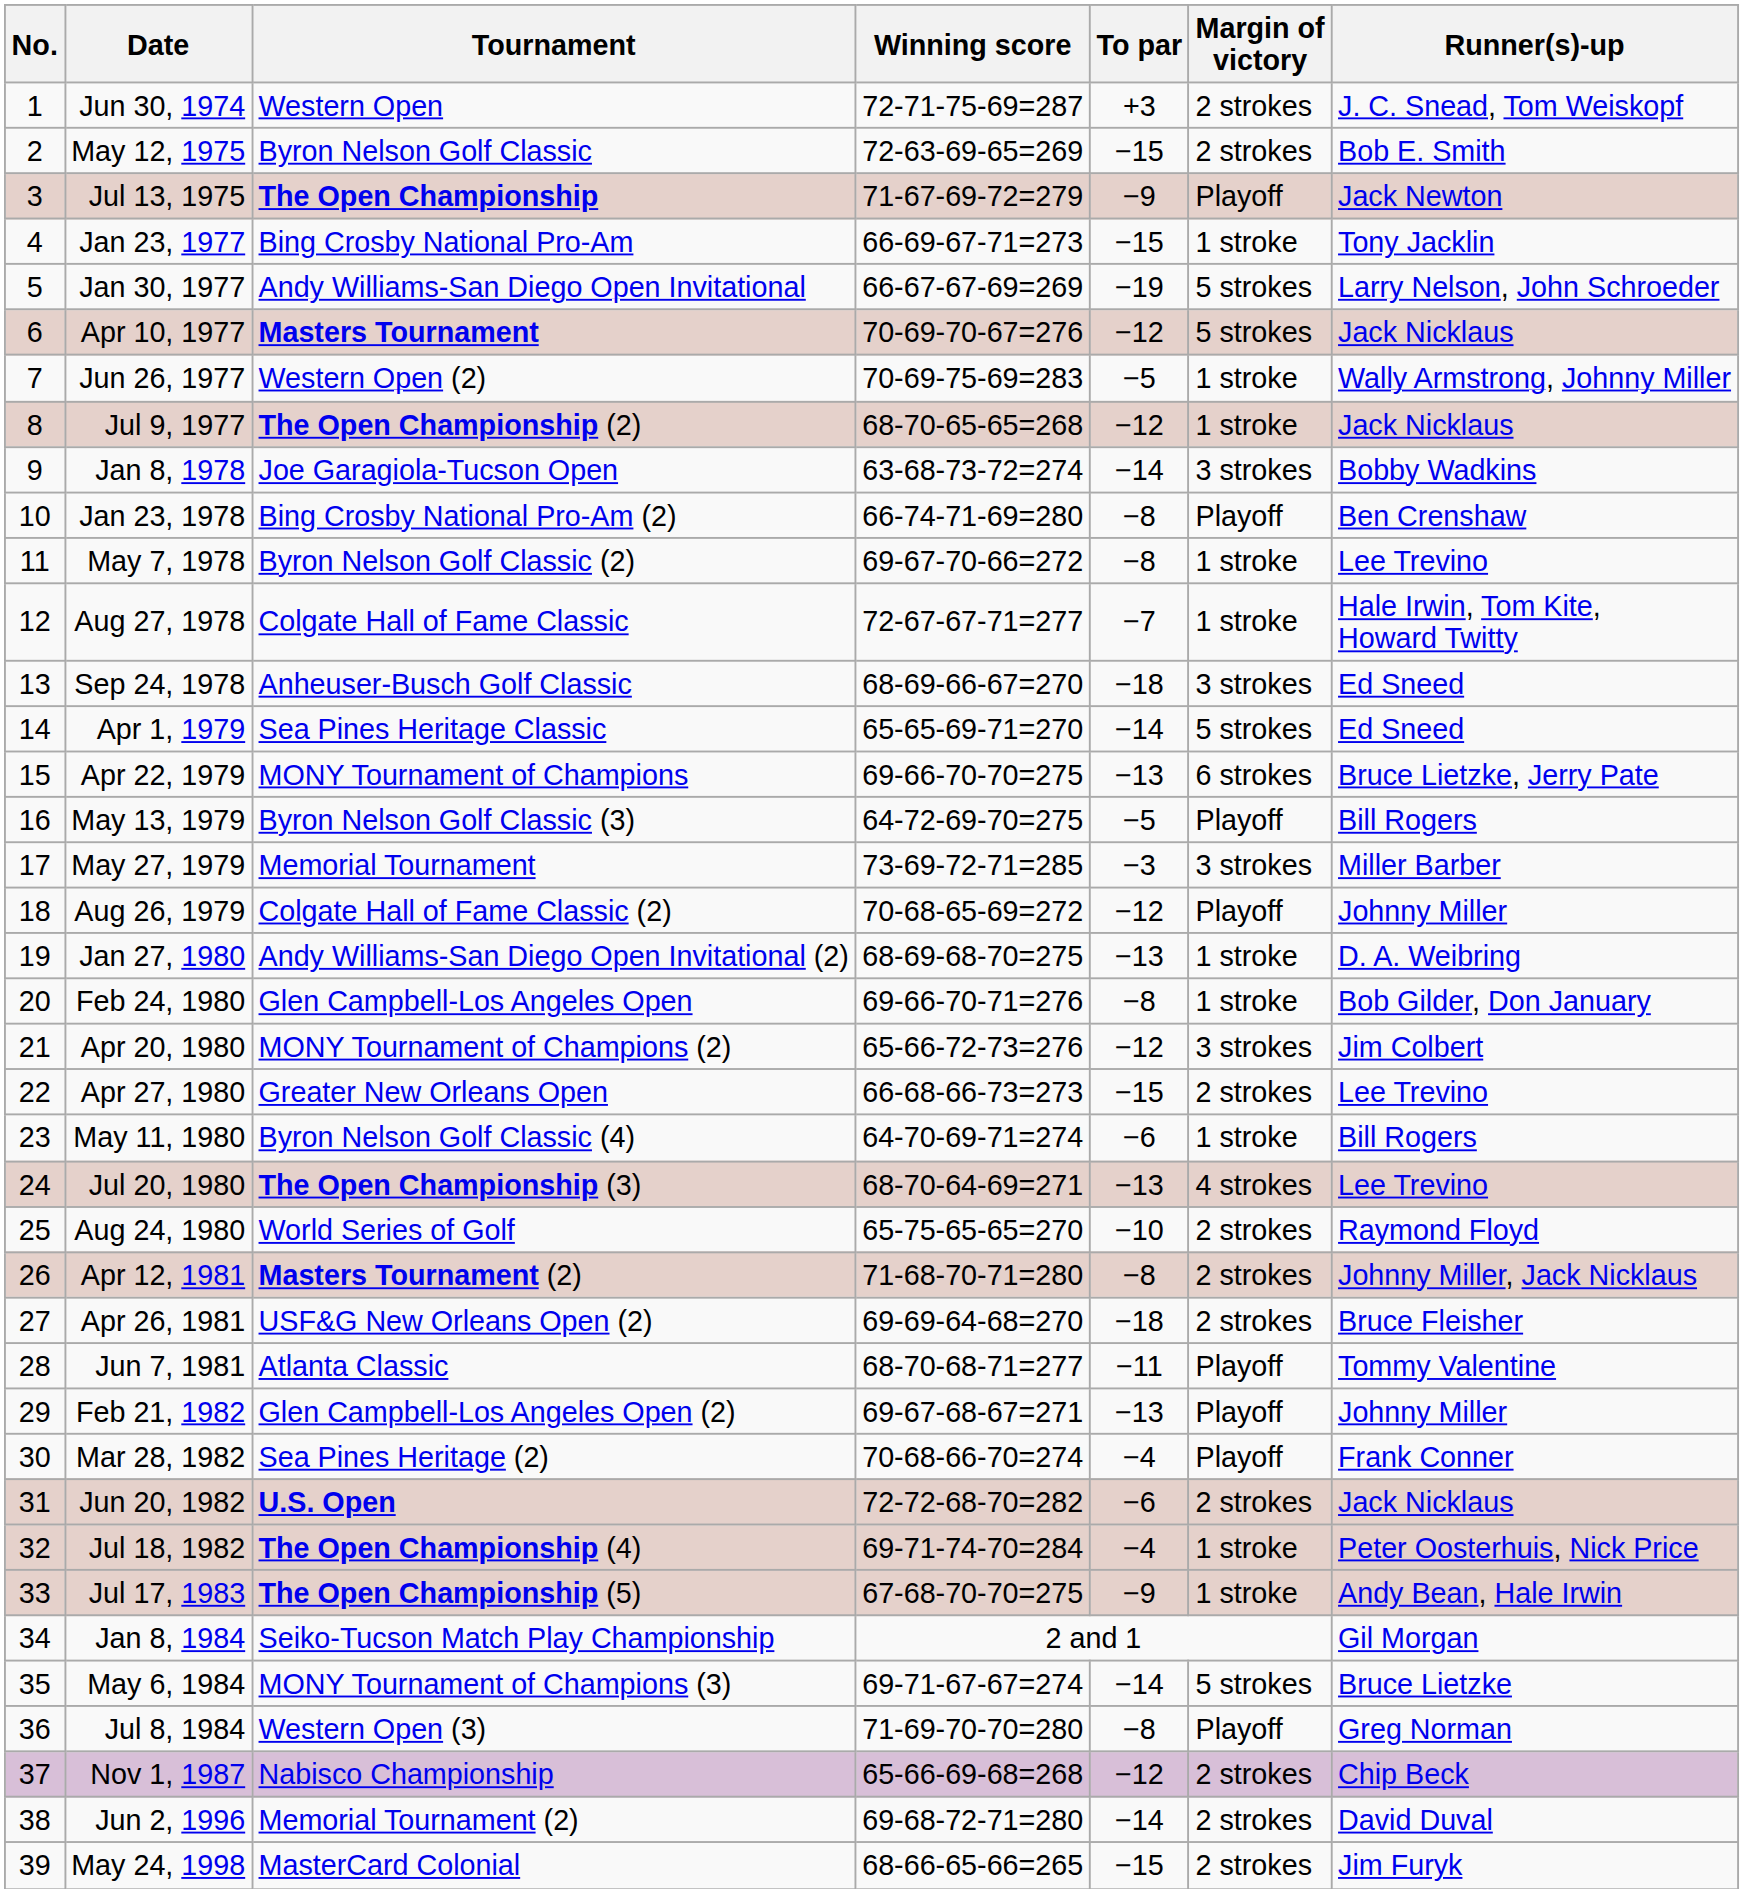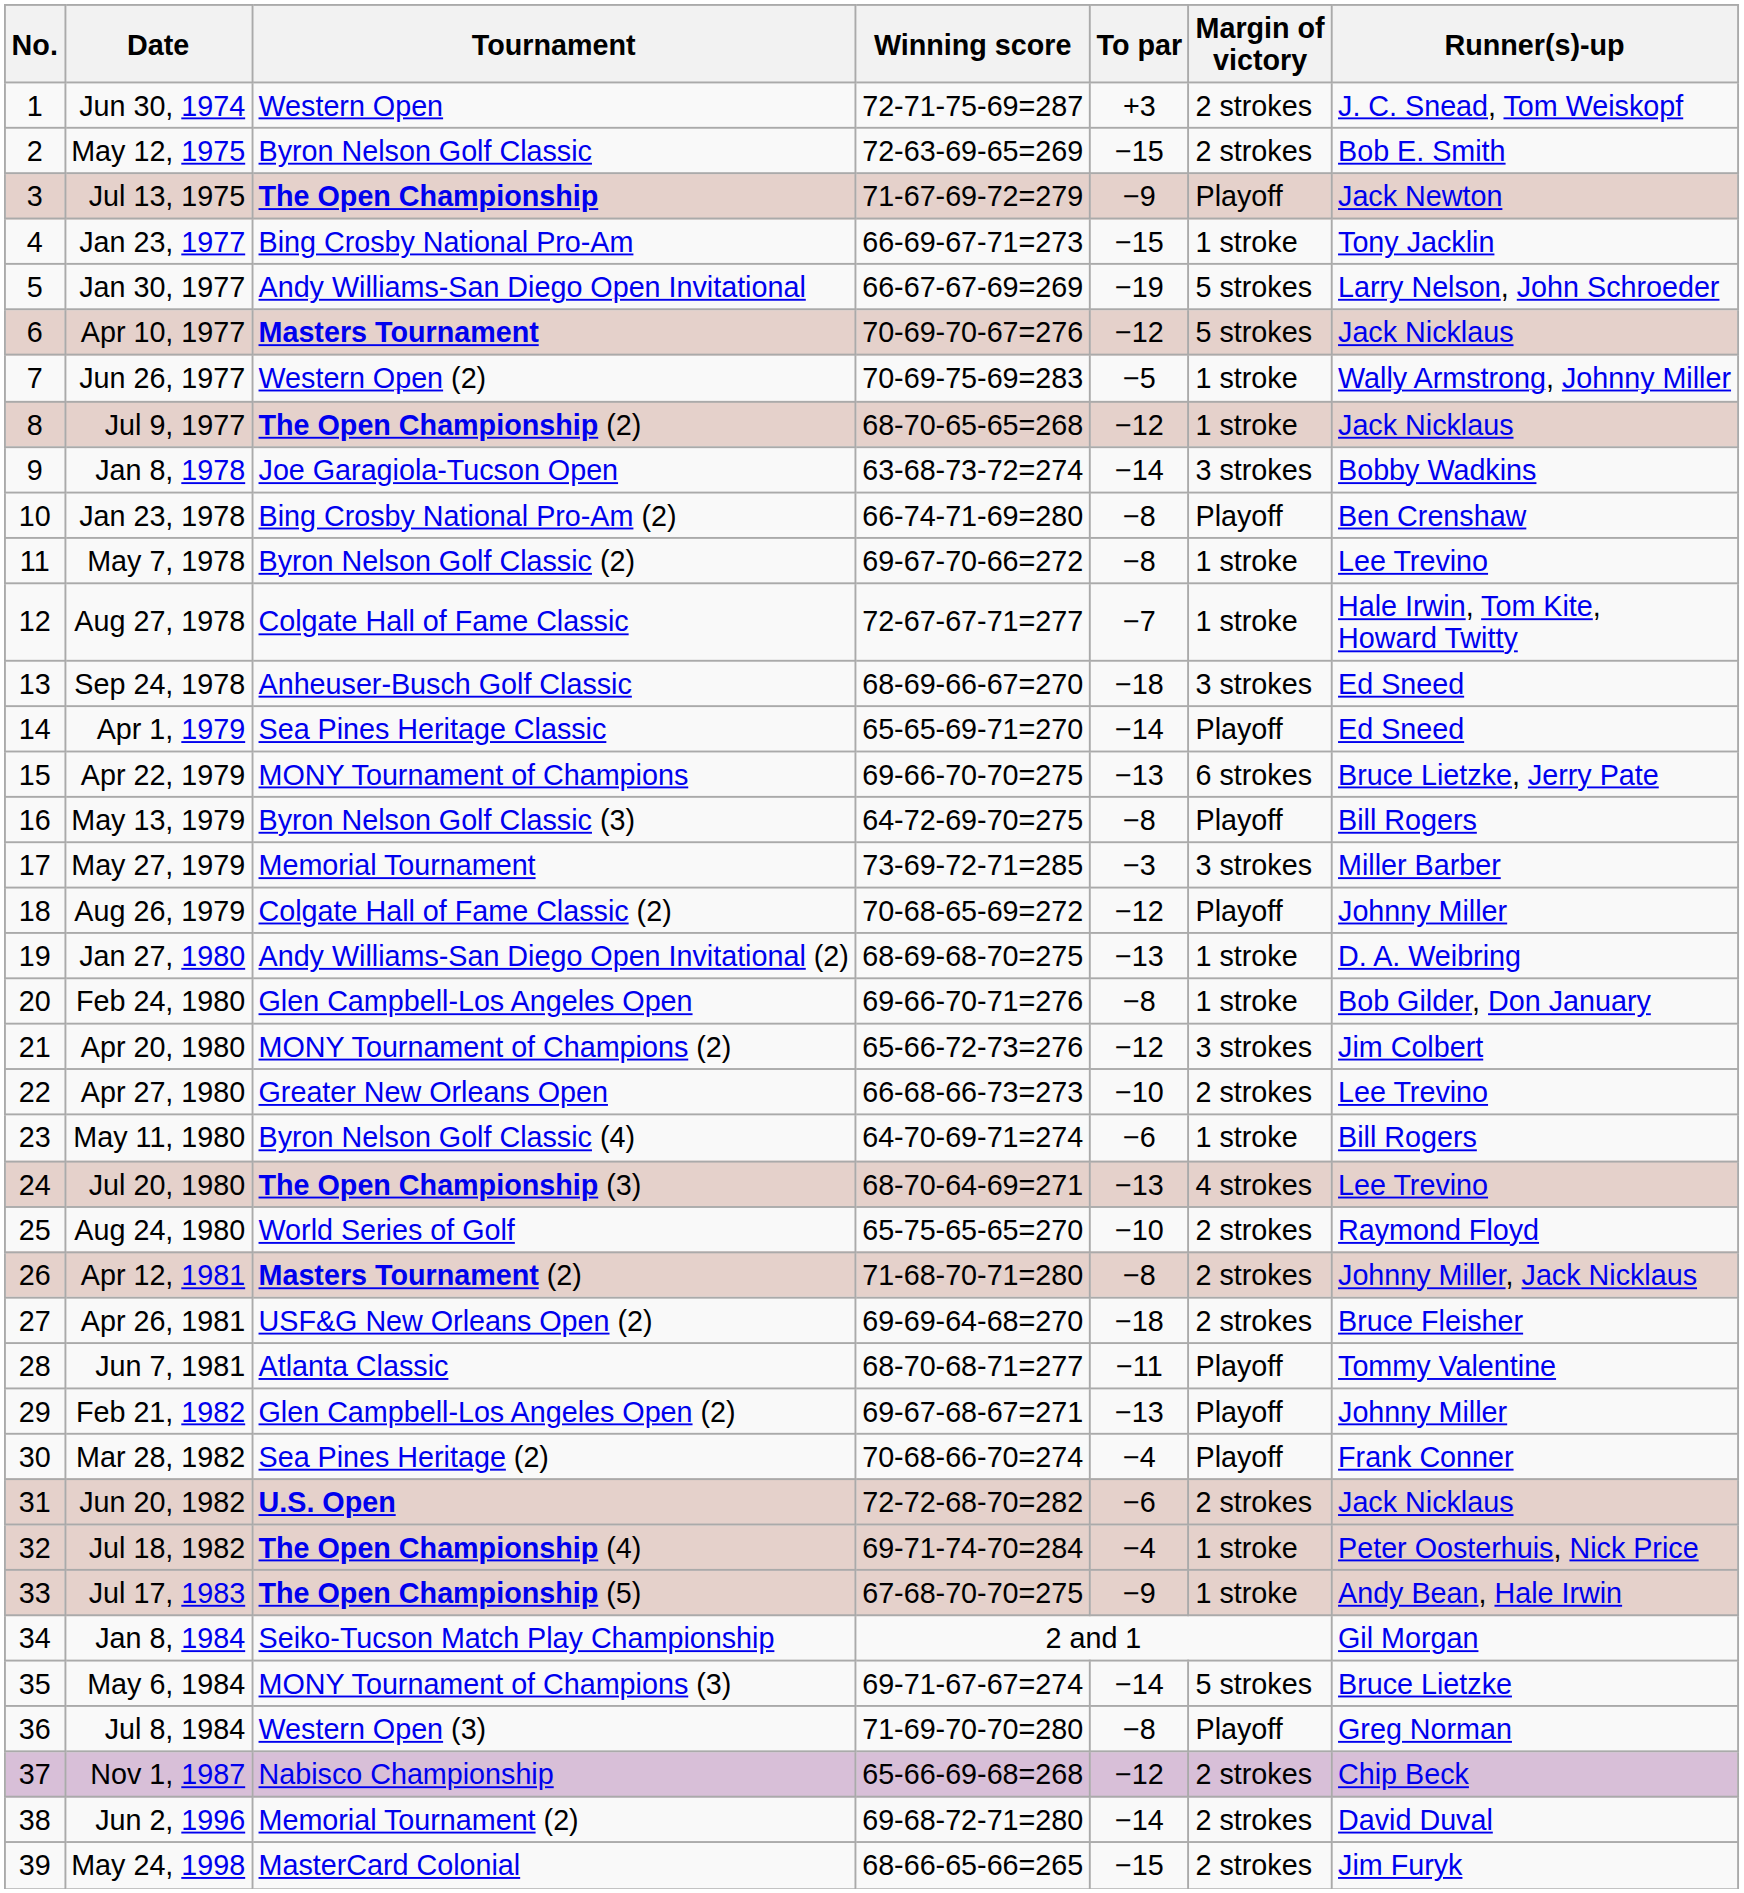(1254, 729) 5 strokes -> (1239, 729) Playoff
(1139, 820) −5 -> (1139, 820) −8
(1139, 1093) −15 -> (1139, 1093) −10
